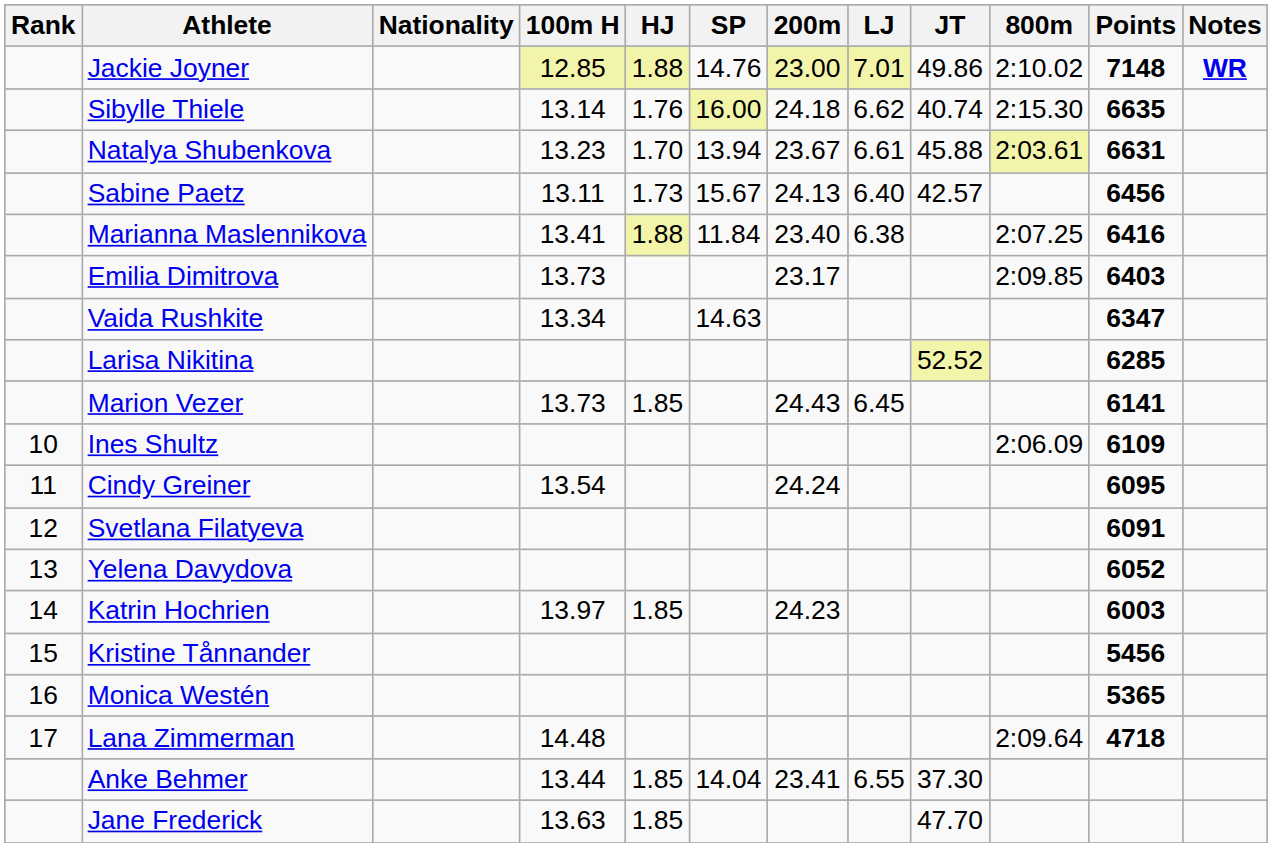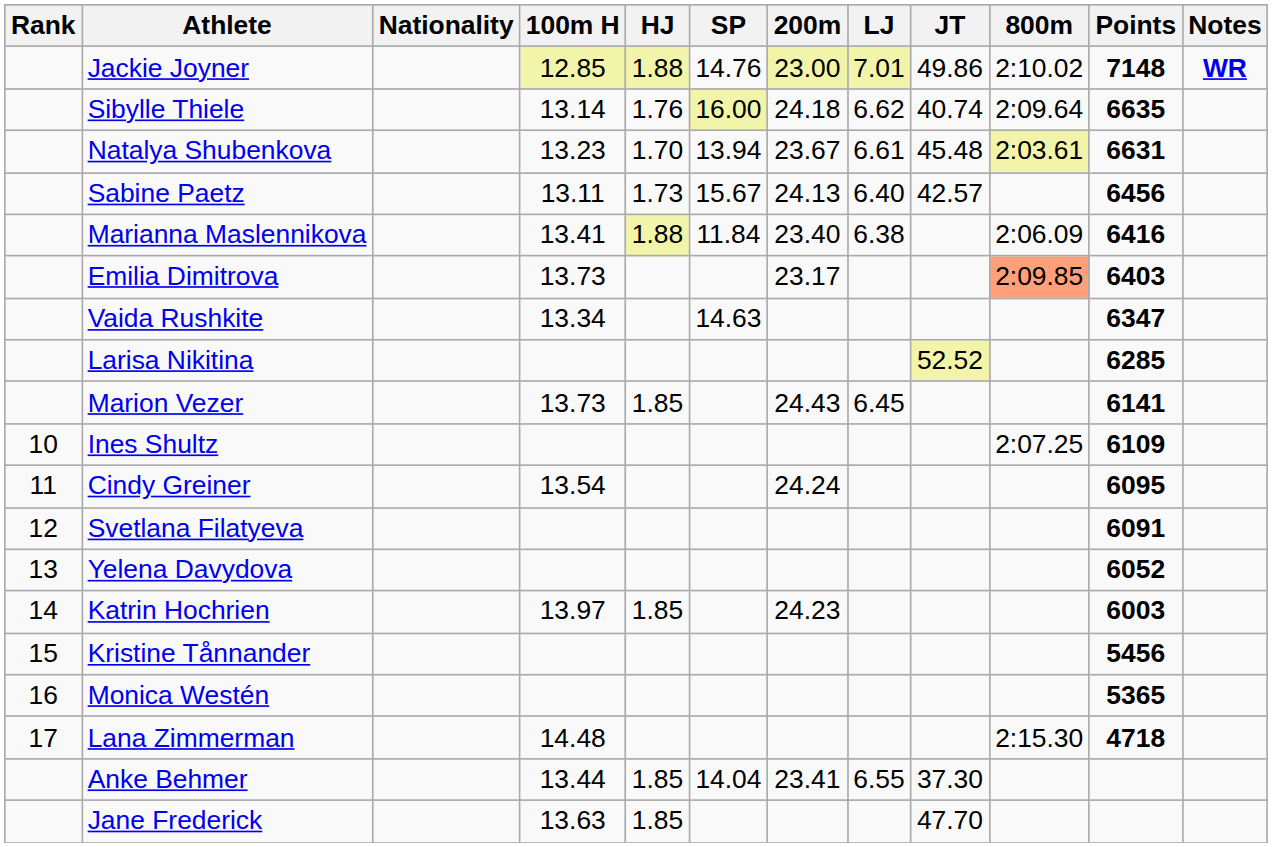(1039, 109) 2:15.30 -> (1039, 109) 2:09.64
(950, 151) 45.88 -> (950, 151) 45.48
(1039, 234) 2:07.25 -> (1039, 234) 2:06.09
(1039, 276) no background -> (1039, 276) lightsalmon background
(1039, 444) 2:06.09 -> (1039, 444) 2:07.25
(1039, 737) 2:09.64 -> (1039, 737) 2:15.30
